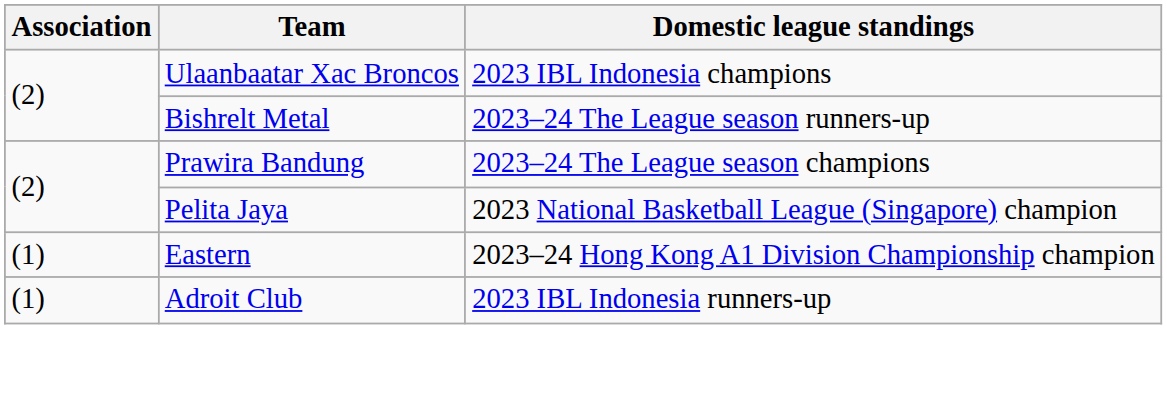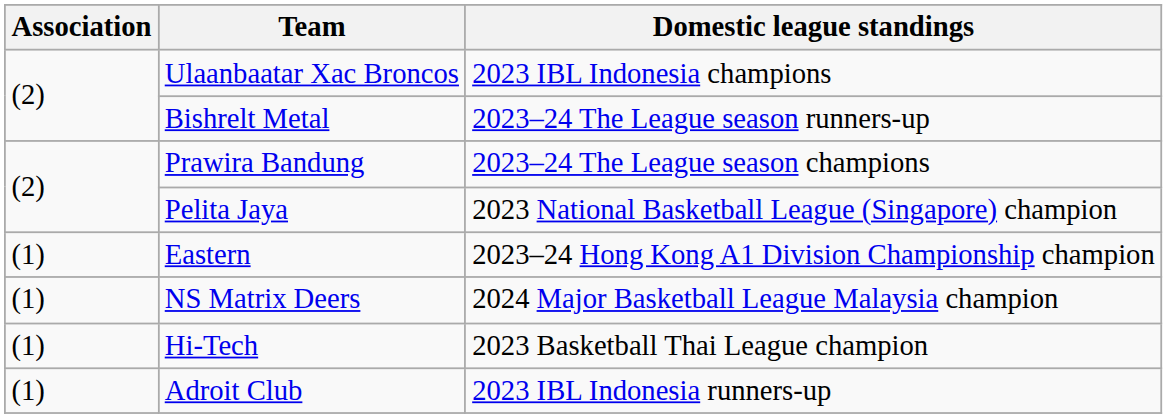+ row: (263, 299)
+ row: (211, 345)
